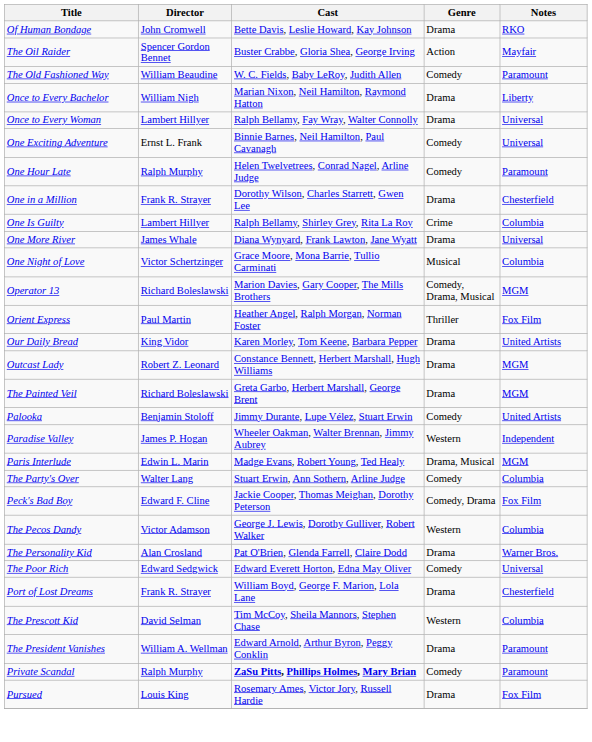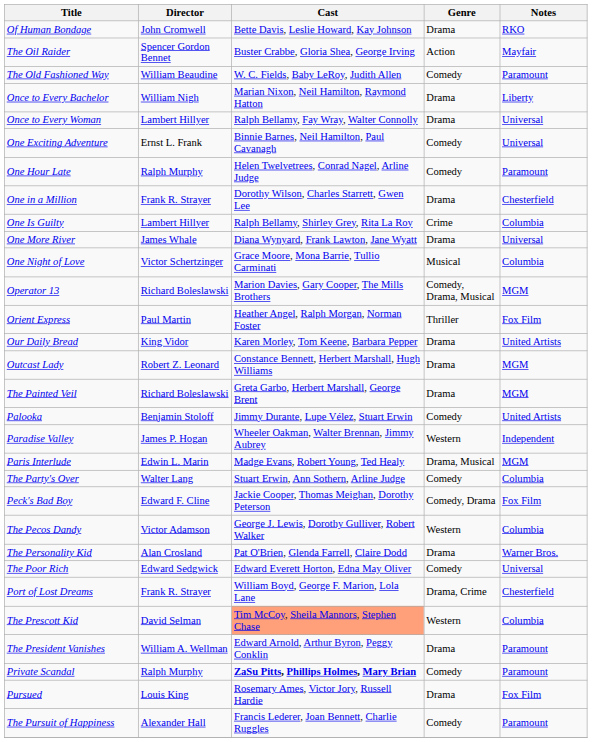(441, 591) Drama -> (457, 591) Drama, Crime
(315, 620) no background -> (315, 620) lightsalmon background
+ row: (61, 723)
